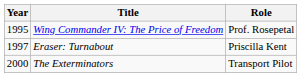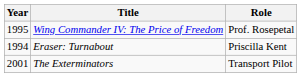(18, 47) 1997 -> (18, 47) 1994
(18, 64) 2000 -> (18, 64) 2001
